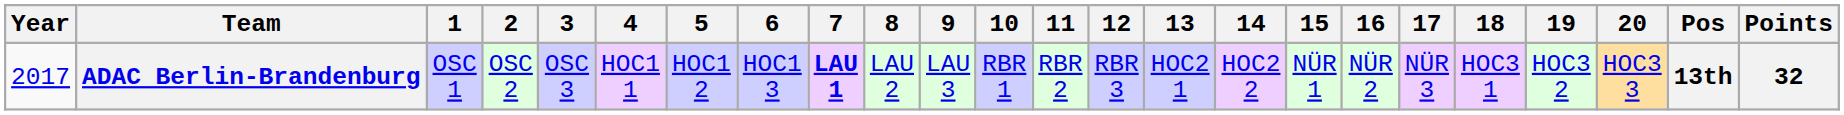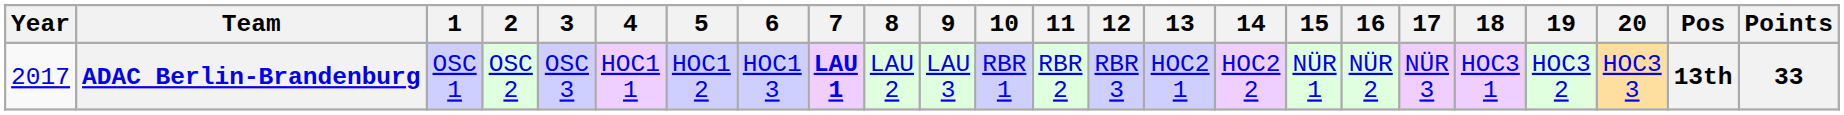(1789, 76) 32 -> (1789, 76) 33
